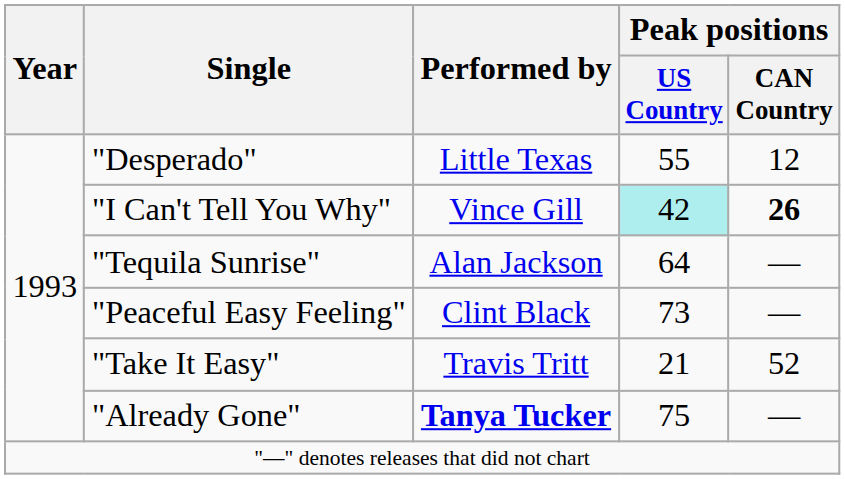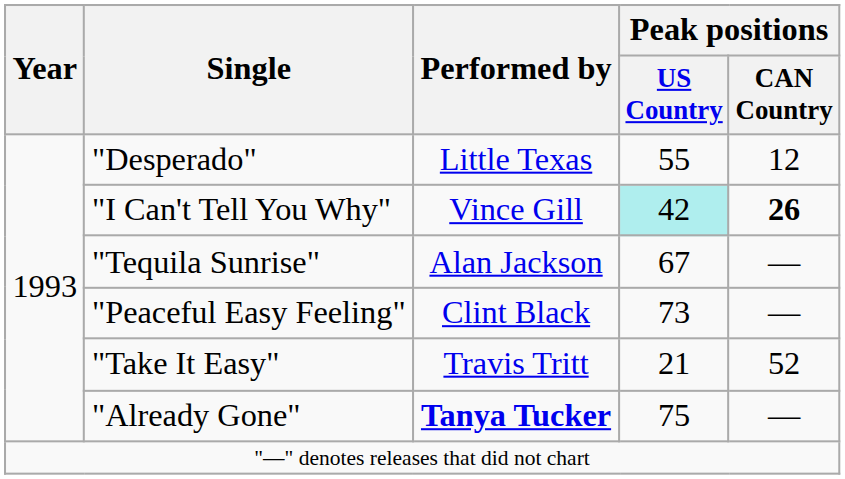(674, 261) 64 -> (674, 261) 67
